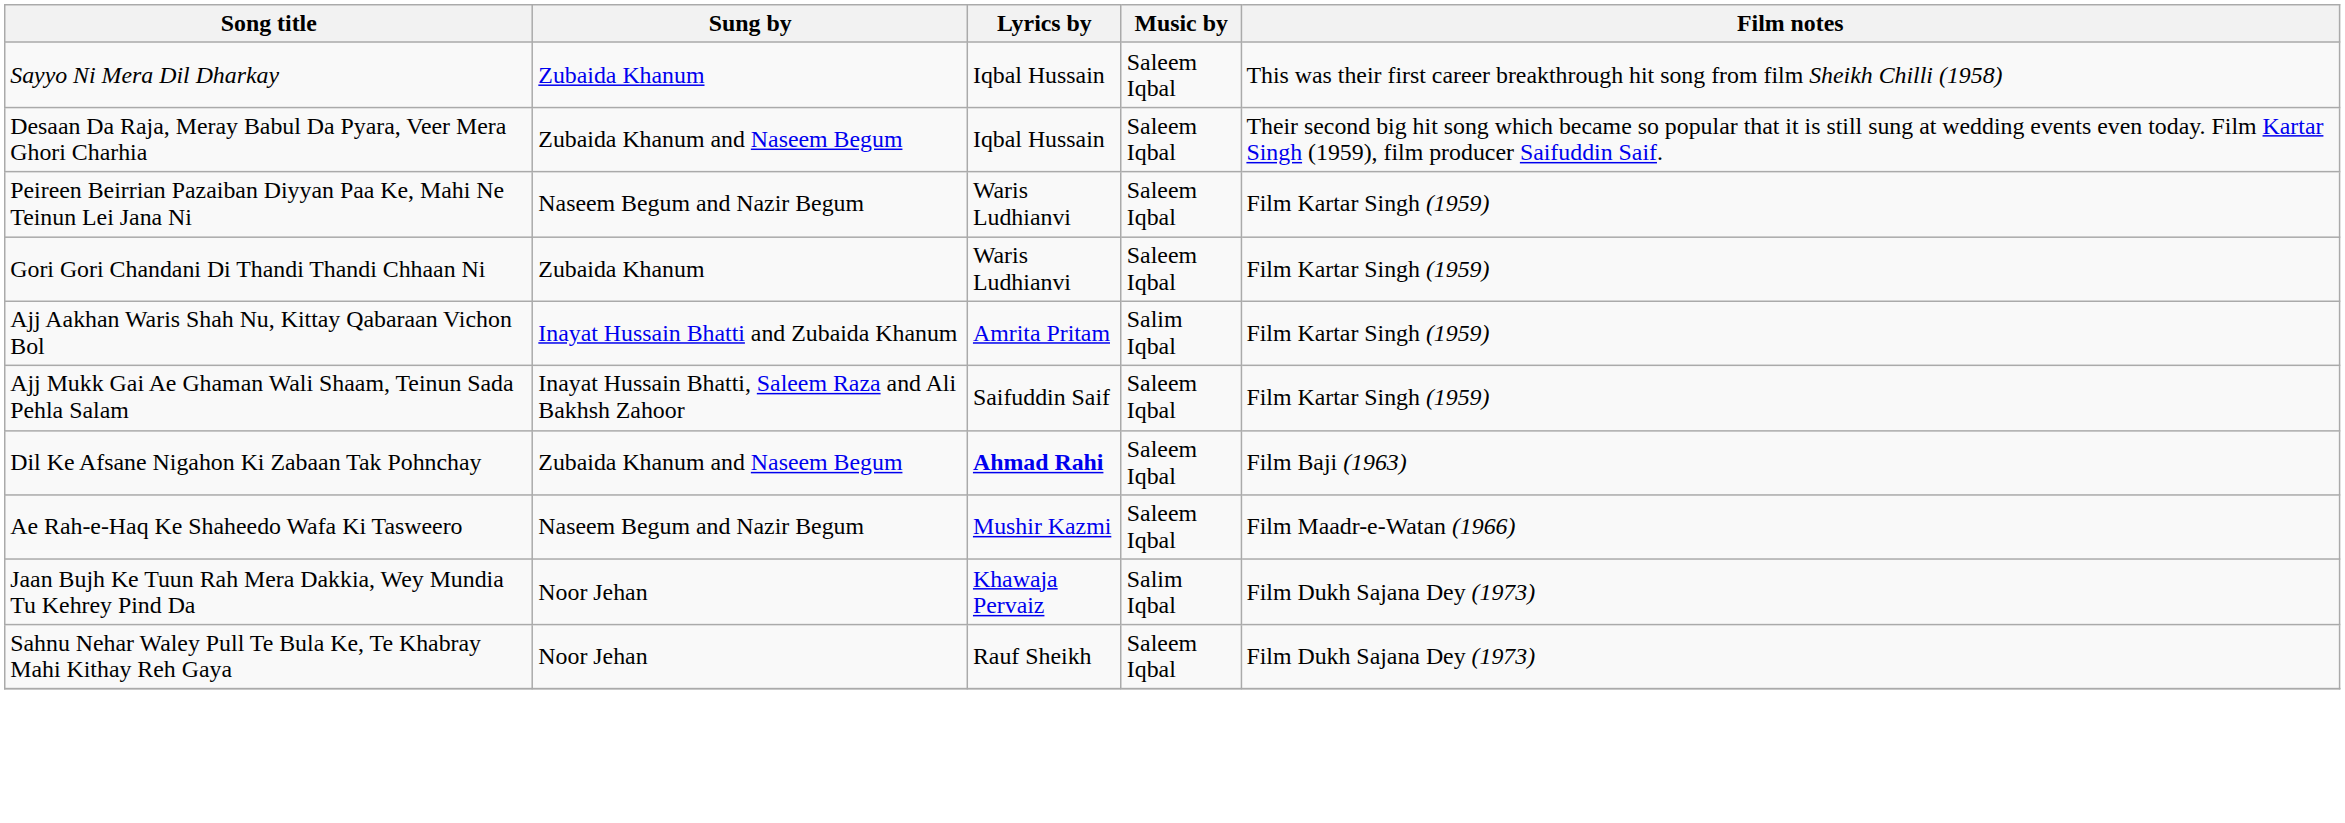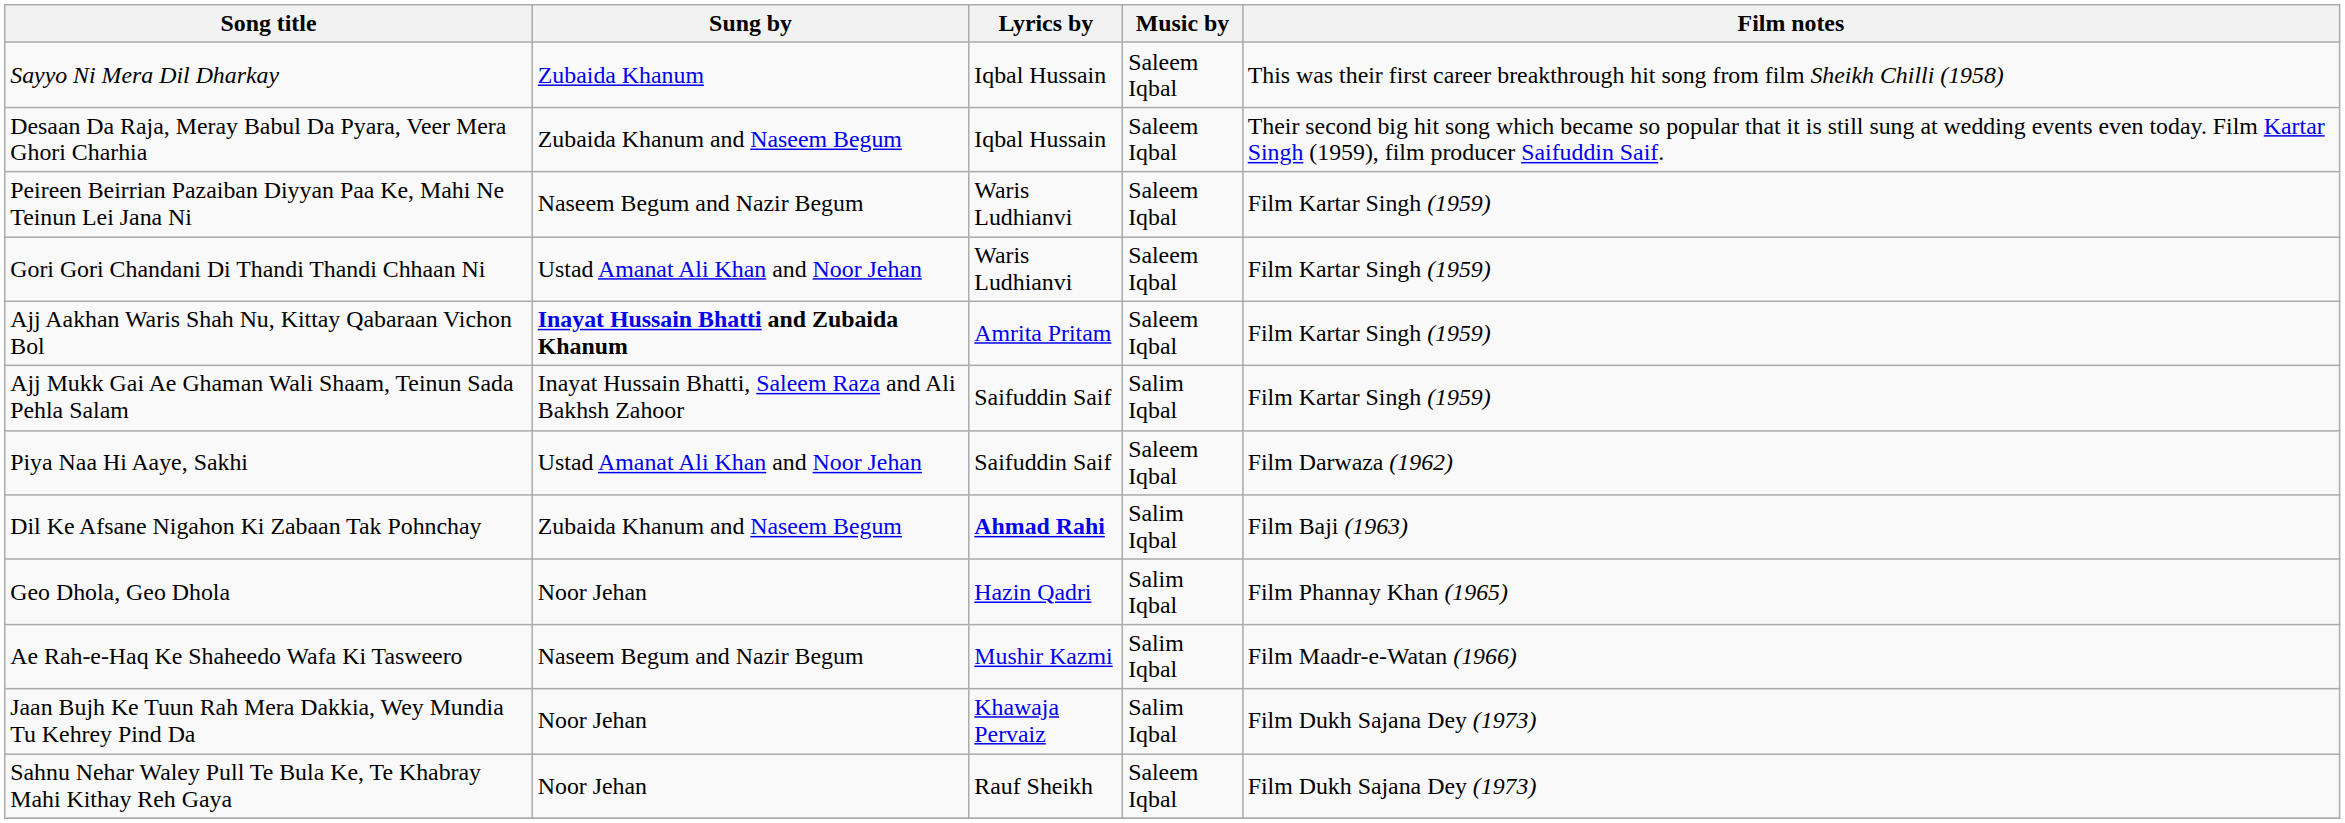(621, 268) Zubaida Khanum -> (730, 268) Ustad Amanat Ali Khan and Noor Jehan
(748, 333) normal -> (718, 333) bold
(1155, 333) Salim Iqbal -> (1163, 333) Saleem Iqbal
(1162, 397) Saleem Iqbal -> (1156, 397) Salim Iqbal
+ row: (129, 462)
(1162, 462) Saleem Iqbal -> (1156, 527) Salim Iqbal
+ row: (120, 591)
(1162, 527) Saleem Iqbal -> (1156, 656) Salim Iqbal
